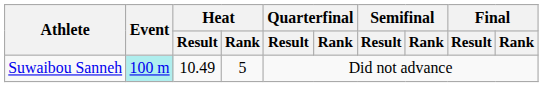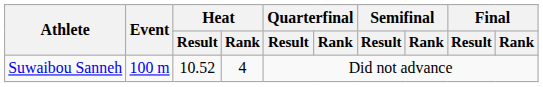(150, 68) paleturquoise background -> (150, 68) no background
(197, 68) 10.49 -> (197, 68) 10.52
(242, 68) 5 -> (242, 68) 4
